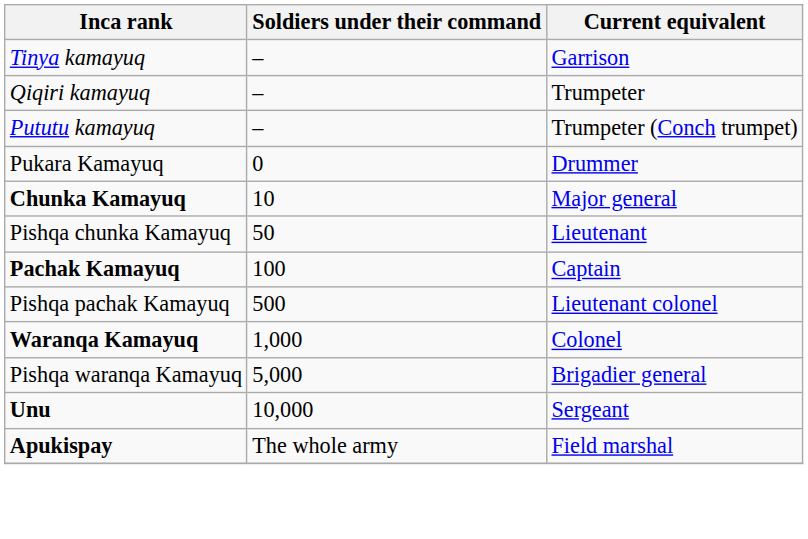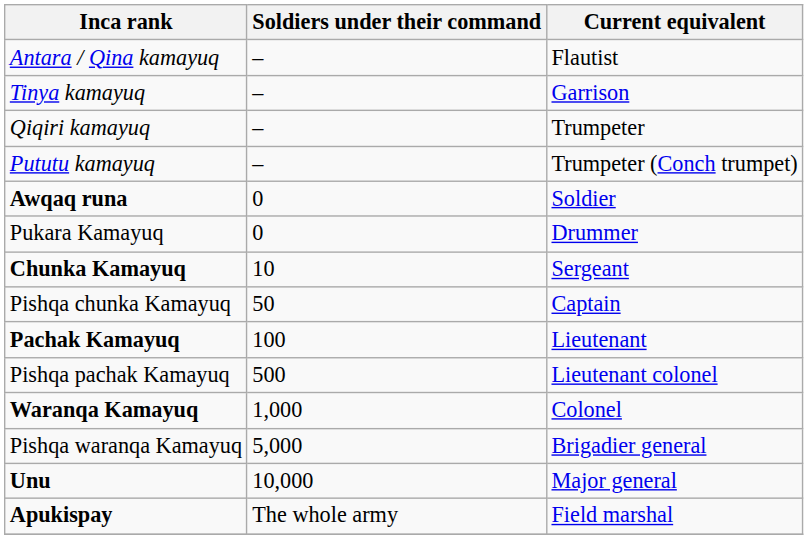+ row: (115, 57)
+ row: (69, 198)
(614, 198) Major general -> (590, 269) Sergeant
(599, 233) Lieutenant -> (586, 304) Captain
(586, 269) Captain -> (599, 339) Lieutenant
(590, 410) Sergeant -> (614, 480) Major general
